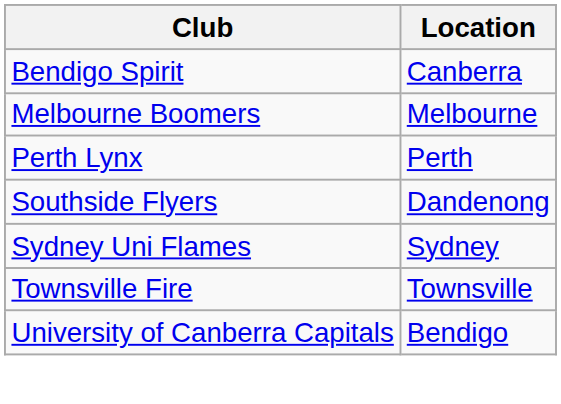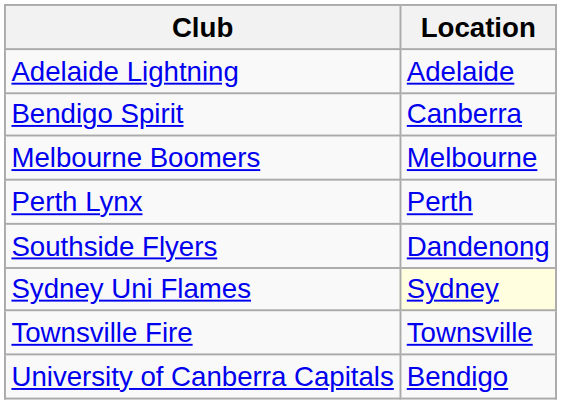+ row: (125, 71)
(453, 246) no background -> (453, 289) lightyellow background
